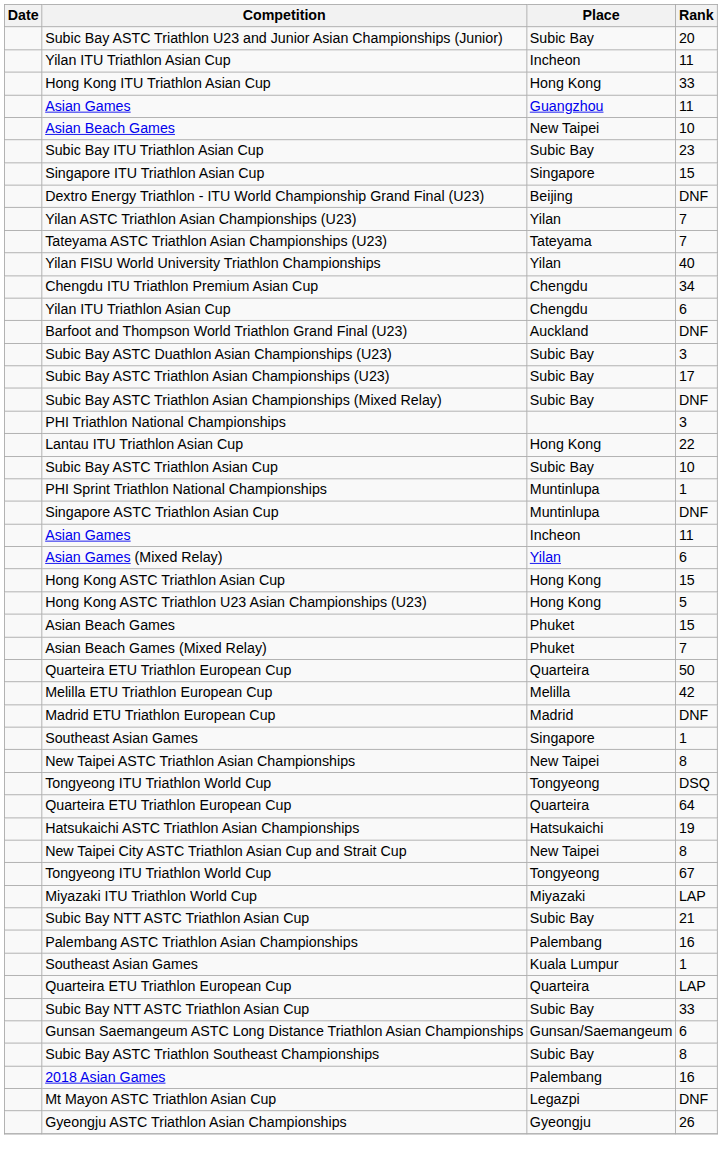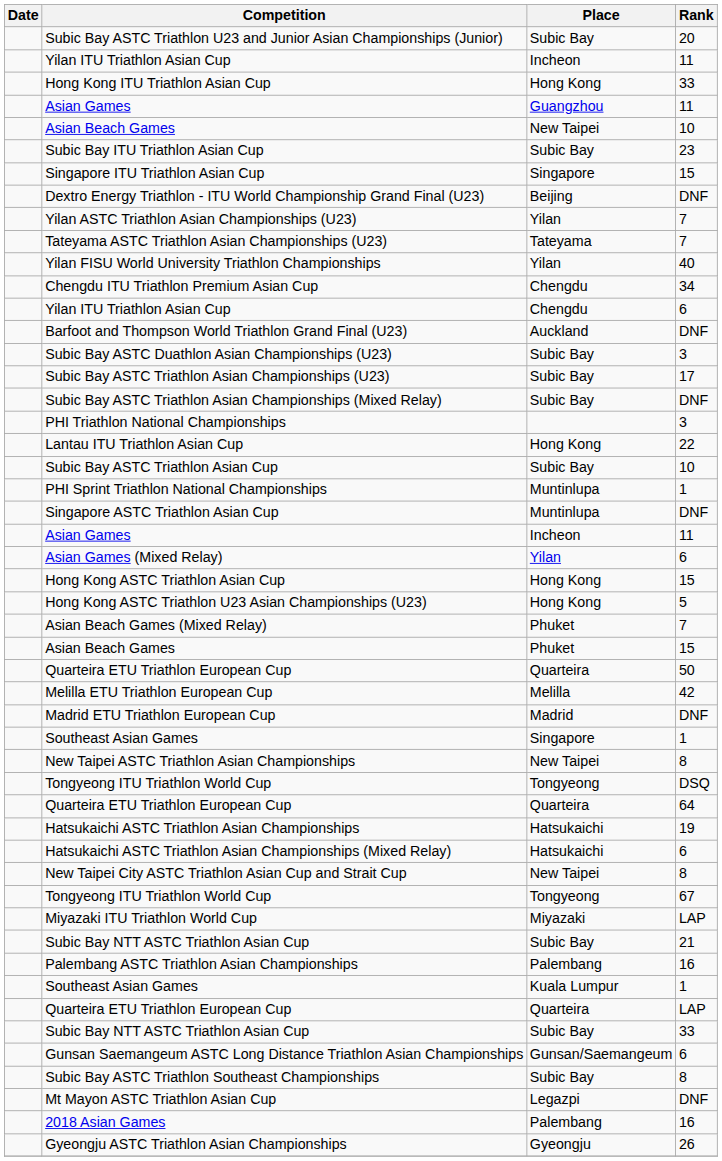rows swapped: (156, 648) <-> (110, 625)
+ row: (248, 851)
rows swapped: (161, 1099) <-> (105, 1077)
